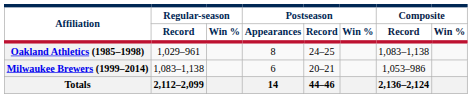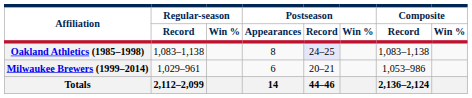(179, 52) 1,029–961 -> (179, 52) 1,083–1,138
(322, 52) no background -> (322, 52) lavender background
(179, 68) 1,083–1,138 -> (179, 68) 1,029–961
